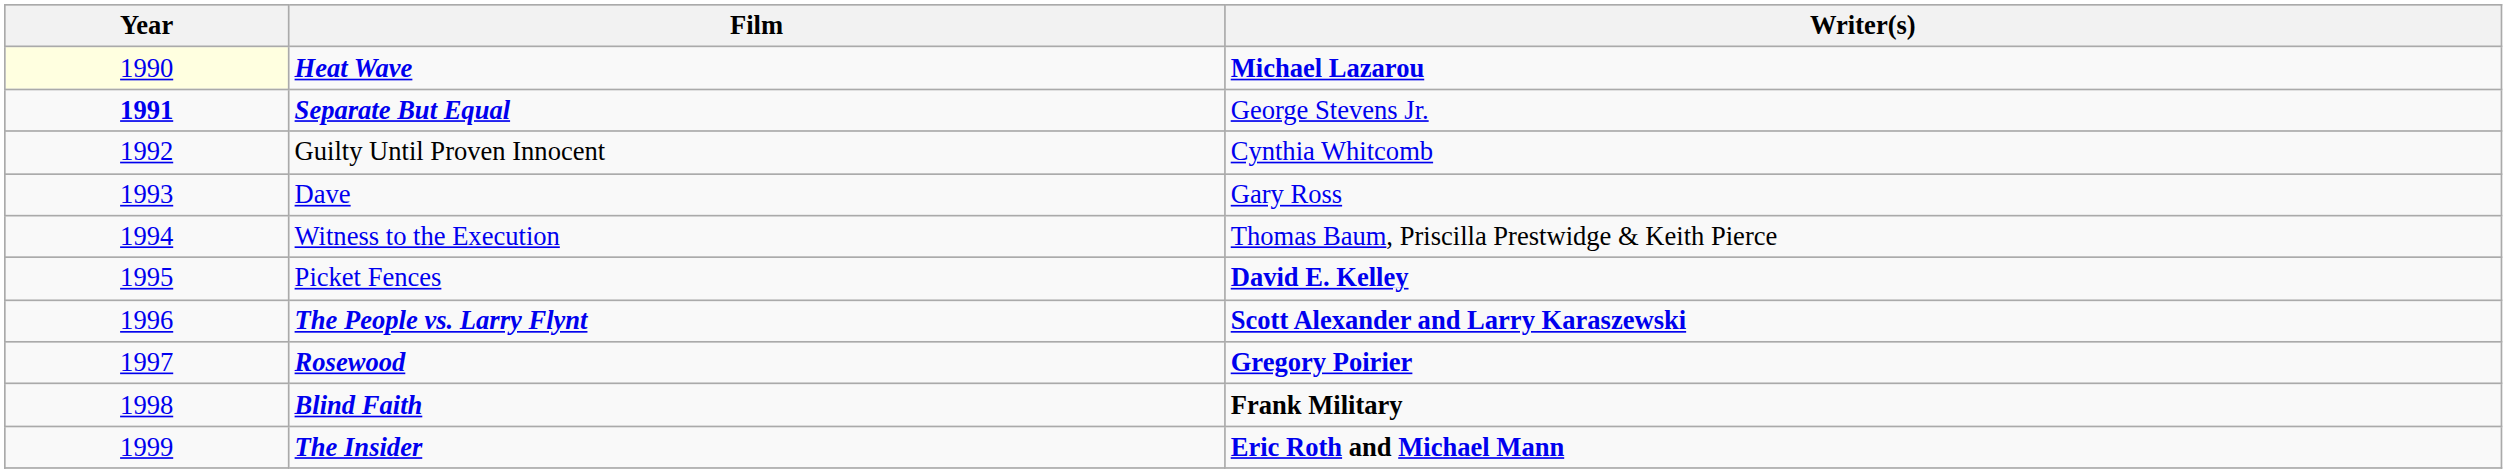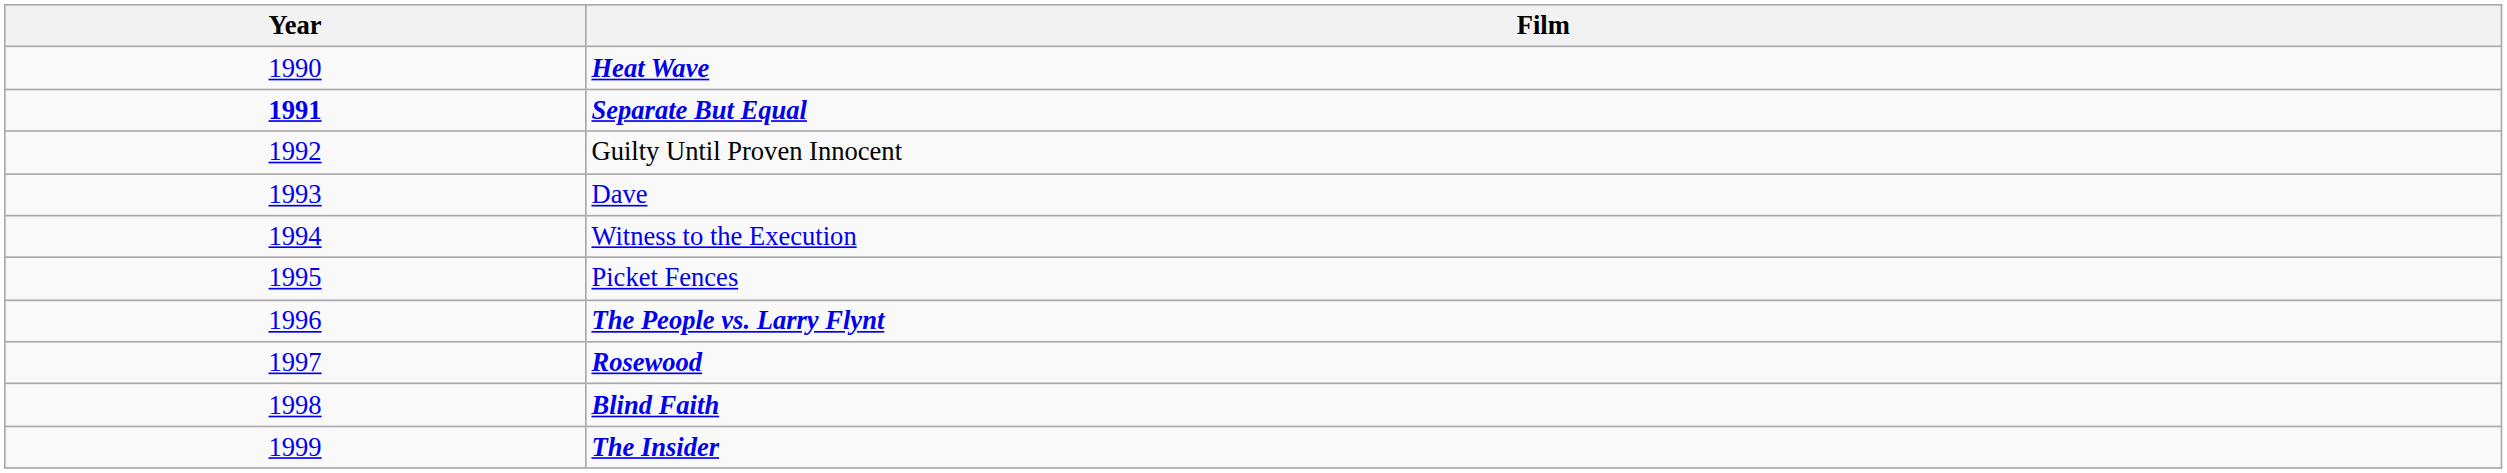- column: (1863, 25)
(147, 67) lightyellow background -> (295, 67) no background
